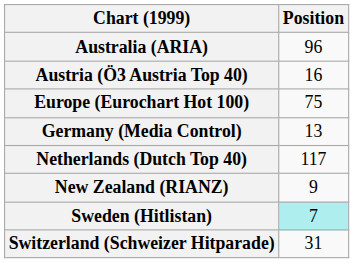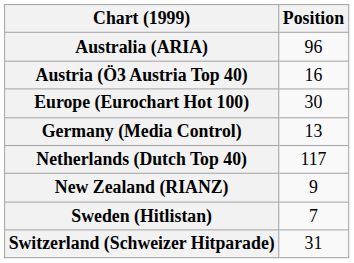(313, 103) 75 -> (313, 103) 30
(313, 215) paleturquoise background -> (313, 215) no background
